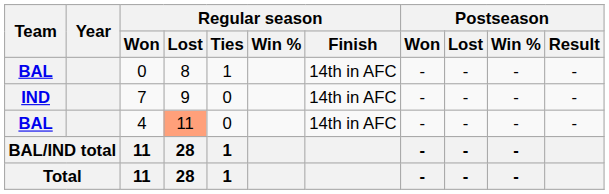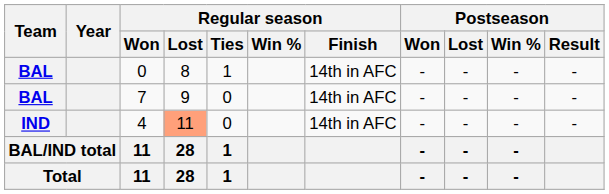(36, 97) IND -> (36, 97) BAL
(36, 124) BAL -> (36, 124) IND
